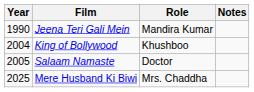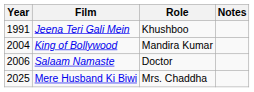(18, 29) 1990 -> (18, 29) 1991
(177, 29) Mandira Kumar -> (165, 29) Khushboo
(165, 45) Khushboo -> (177, 45) Mandira Kumar
(18, 62) 2005 -> (18, 62) 2006
